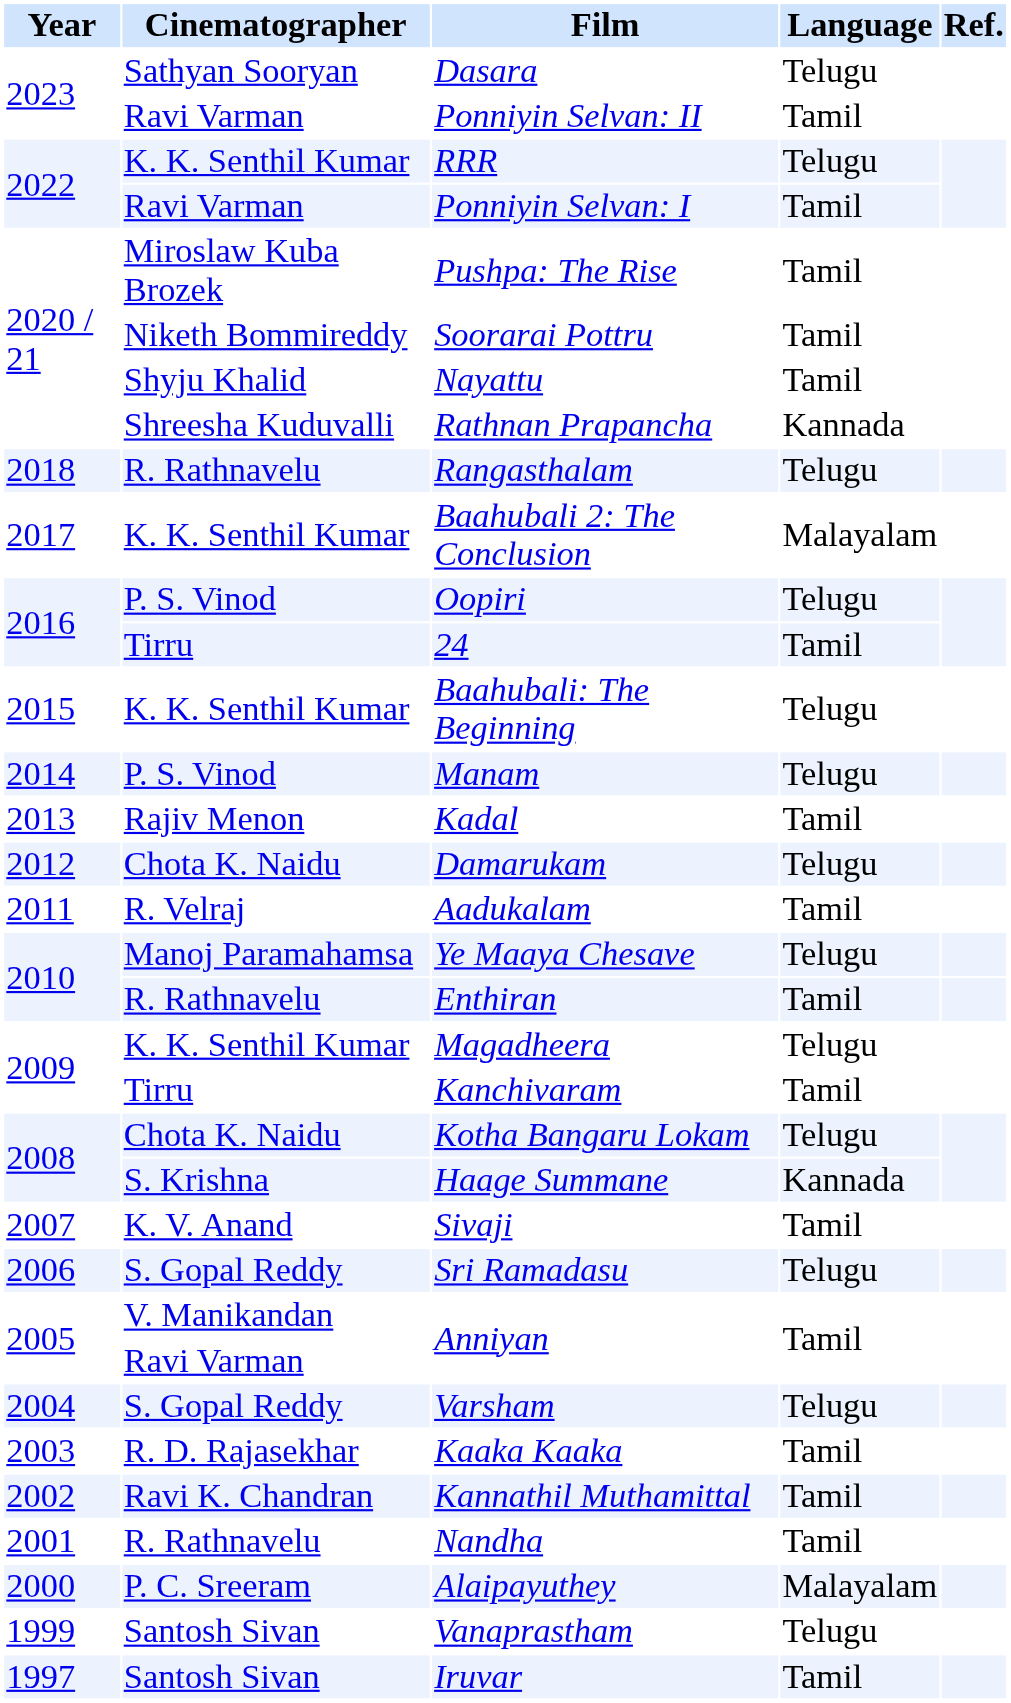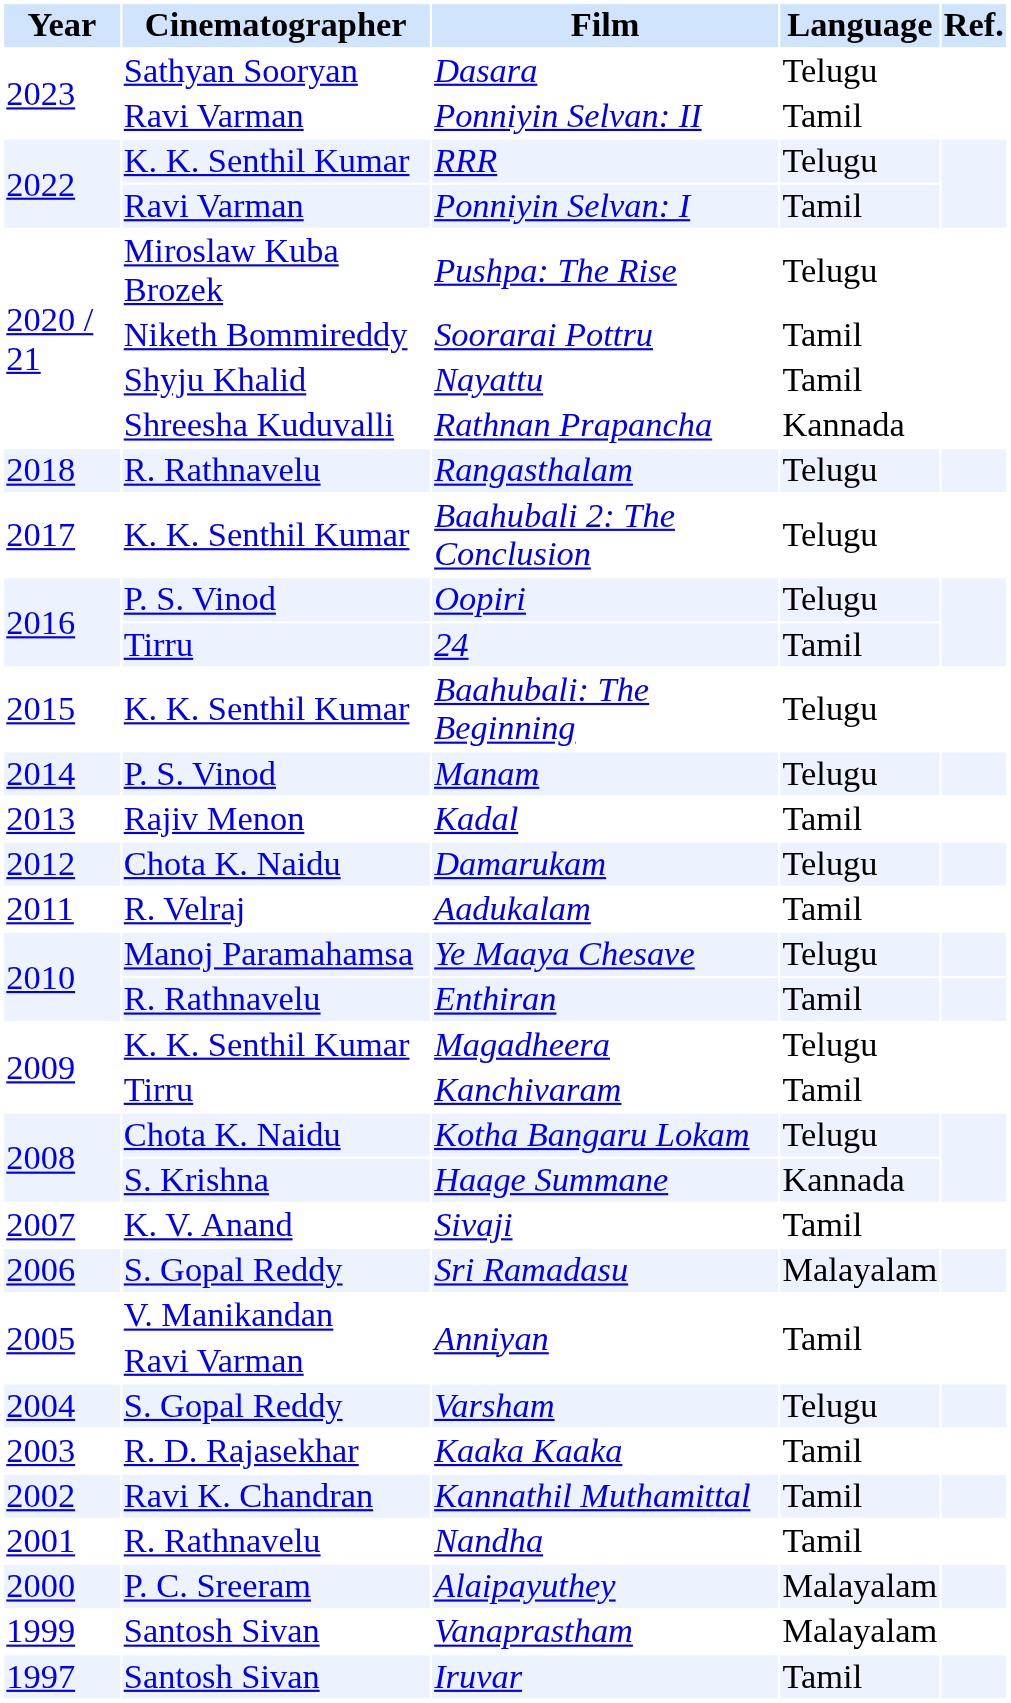(822, 270) Tamil -> (830, 270) Telugu
(860, 534) Malayalam -> (830, 534) Telugu
(830, 1269) Telugu -> (860, 1269) Malayalam
(830, 1631) Telugu -> (860, 1631) Malayalam
